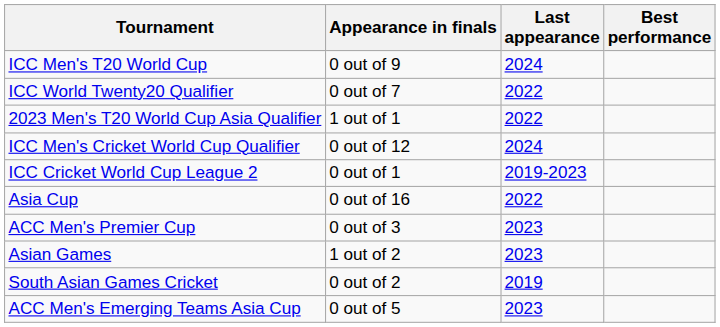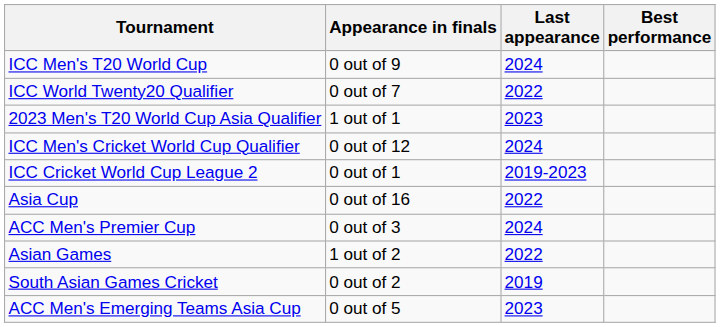(524, 118) 2022 -> (524, 118) 2023
(524, 227) 2023 -> (524, 227) 2024
(524, 254) 2023 -> (524, 254) 2022
